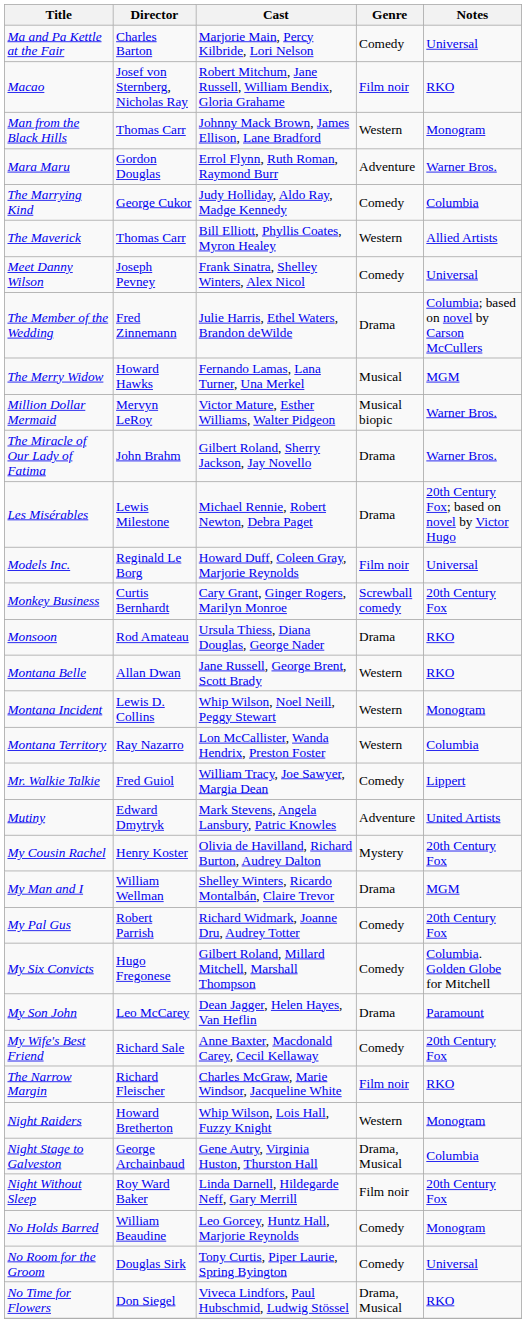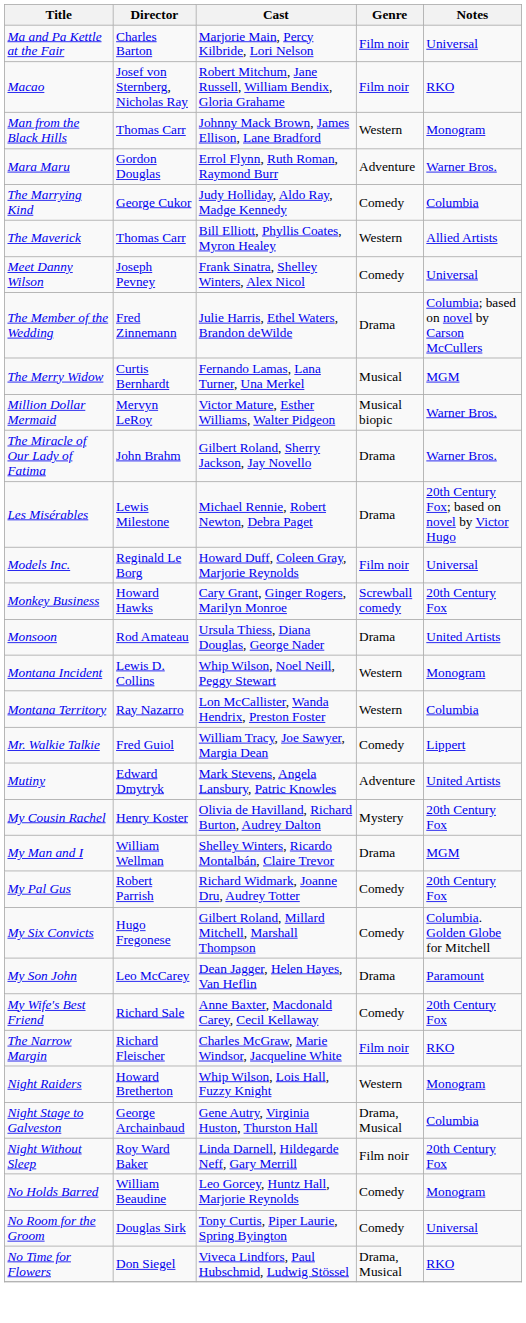(382, 43) Comedy -> (384, 43) Film noir
(137, 376) Howard Hawks -> (143, 376) Curtis Bernhardt
(143, 601) Curtis Bernhardt -> (137, 601) Howard Hawks
(440, 637) RKO -> (463, 637) United Artists
- row: (47, 673)
